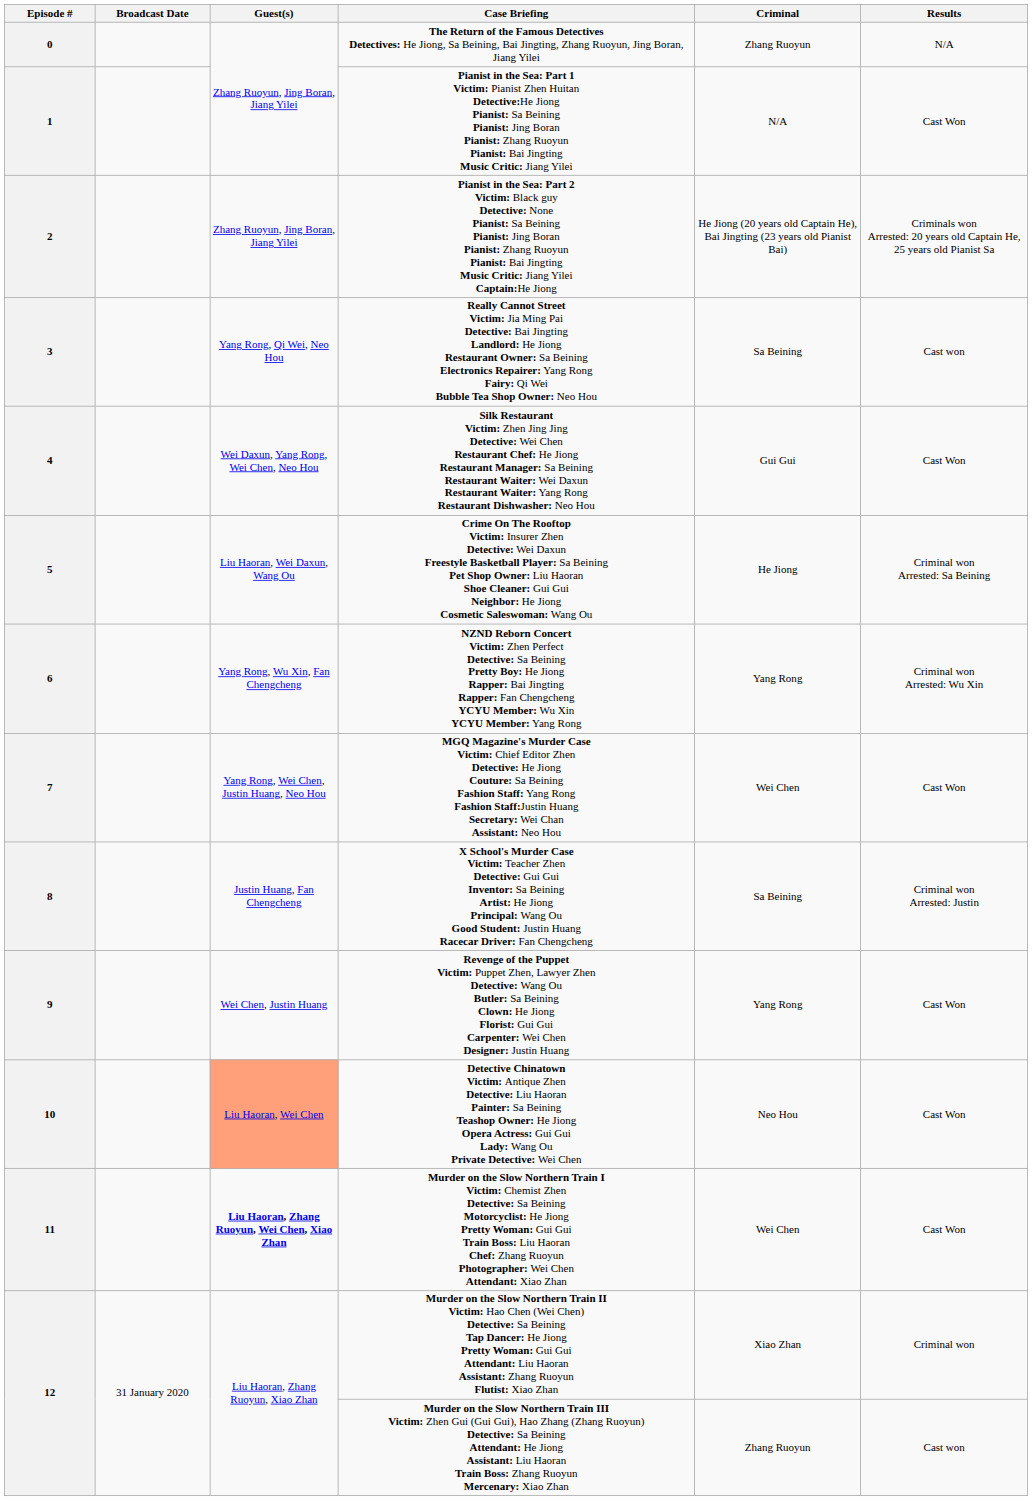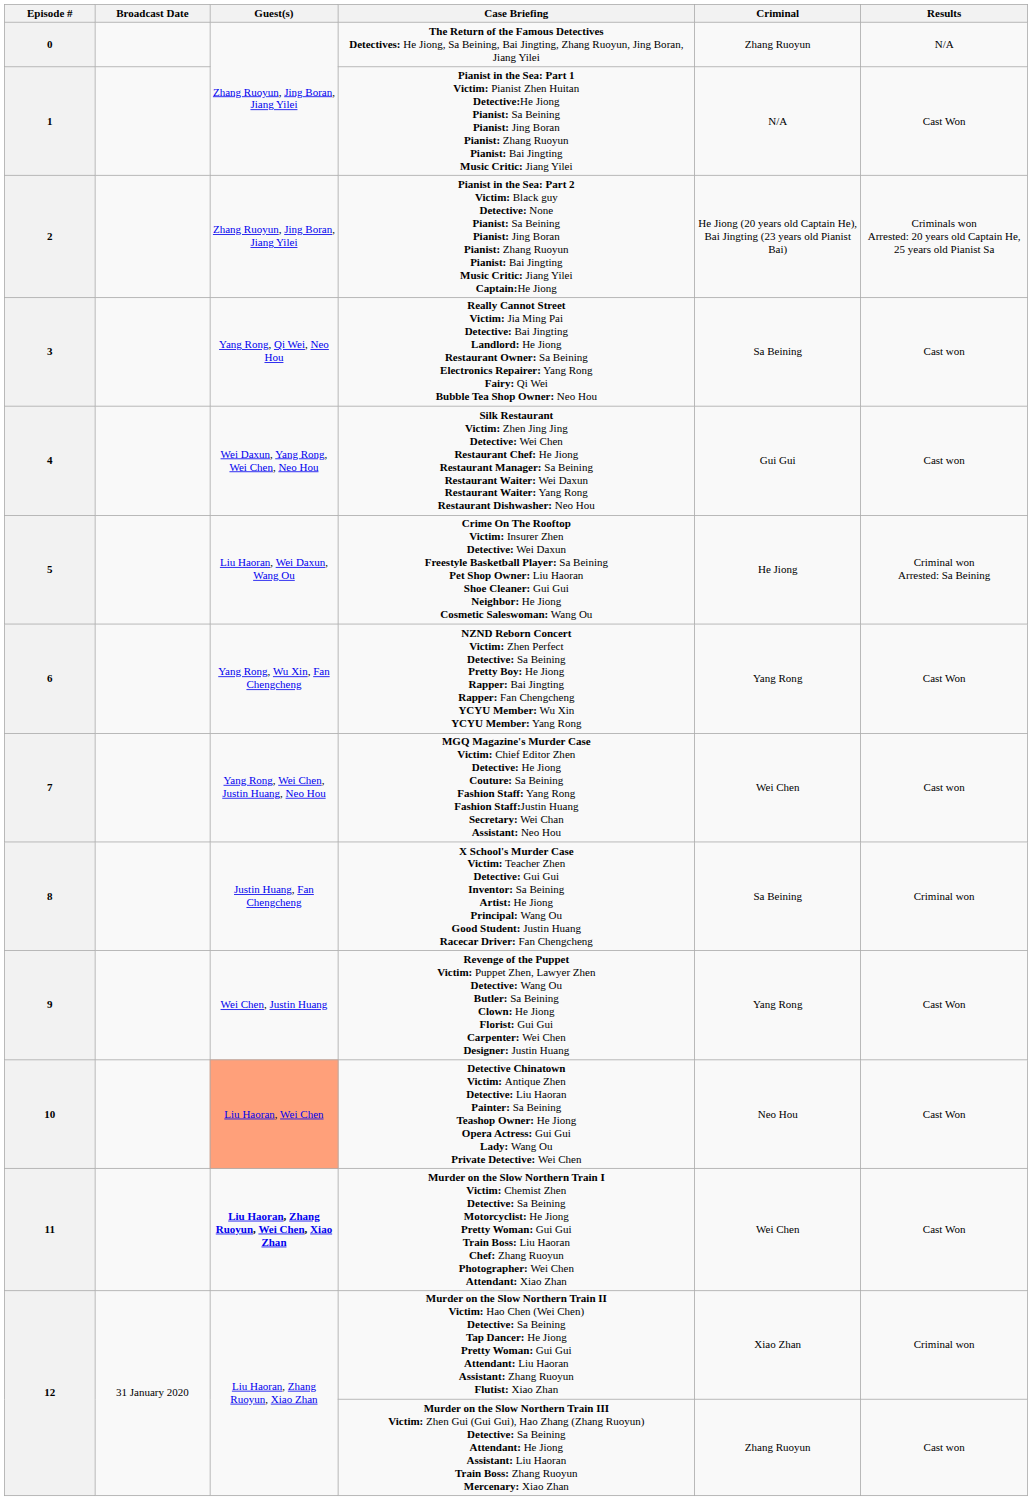(944, 460) Cast Won -> (944, 460) Cast won
(944, 678) Criminal won Arrested: Wu Xin -> (944, 678) Cast Won
(944, 787) Cast Won -> (944, 787) Cast won
(944, 896) Criminal won Arrested: Justin -> (944, 896) Criminal won
